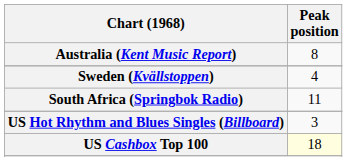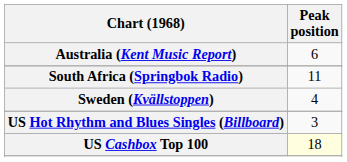(315, 54) 8 -> (315, 54) 6
rows swapped: (146, 99) <-> (146, 76)
